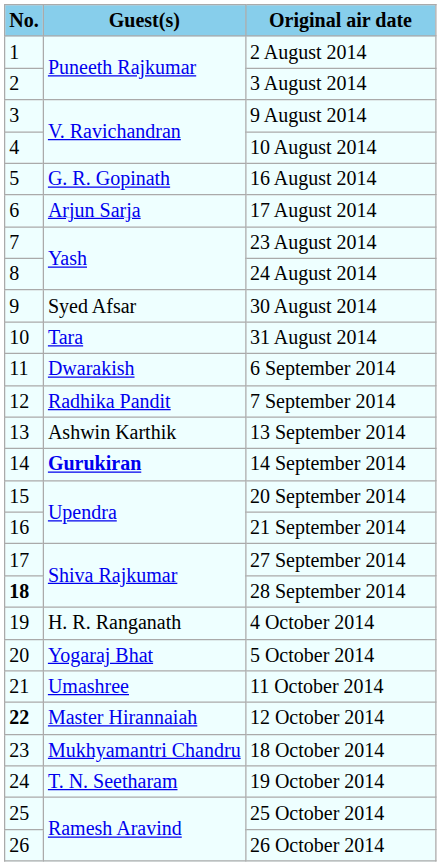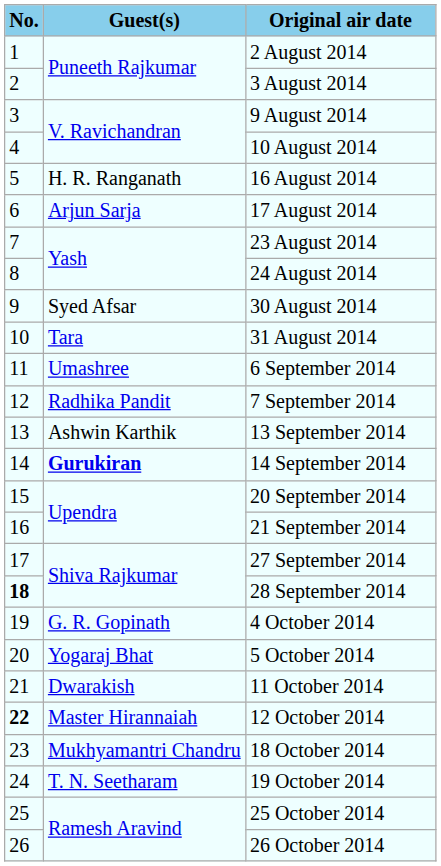(109, 178) G. R. Gopinath -> (115, 178) H. R. Ranganath
(91, 369) Dwarakish -> (88, 369) Umashree
(115, 623) H. R. Ranganath -> (109, 623) G. R. Gopinath
(88, 686) Umashree -> (91, 686) Dwarakish
